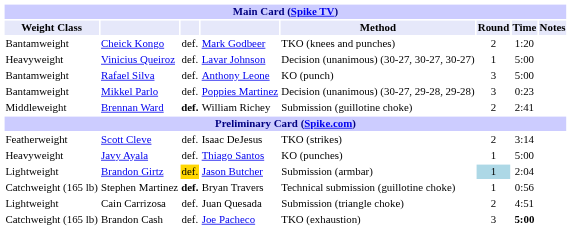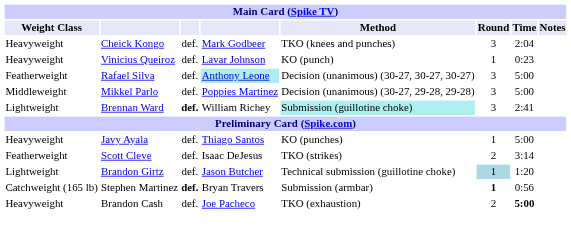(37, 43) Bantamweight -> (34, 43) Heavyweight
(493, 43) 2 -> (493, 43) 3
(524, 43) 1:20 -> (524, 43) 2:04
(378, 59) Decision (unanimous) (30-27, 30-27, 30-27) -> (307, 59) KO (punch)
(524, 59) 5:00 -> (524, 59) 0:23
(37, 75) Bantamweight -> (37, 75) Featherweight
(236, 75) no background -> (236, 75) paleturquoise background
(307, 75) KO (punch) -> (378, 75) Decision (unanimous) (30-27, 30-27, 30-27)
(37, 91) Bantamweight -> (36, 91) Middleweight
(524, 91) 0:23 -> (524, 91) 5:00
(36, 107) Middleweight -> (32, 107) Lightweight
(347, 107) no background -> (347, 107) paleturquoise background
(493, 107) 2 -> (493, 107) 3
rows swapped: (126, 139) <-> (125, 155)
(190, 171) gold background -> (190, 171) no background
(327, 171) Submission (armbar) -> (368, 171) Technical submission (guillotine choke)
(524, 171) 2:04 -> (524, 171) 1:20
(368, 187) Technical submission (guillotine choke) -> (327, 187) Submission (armbar)
(493, 187) normal -> (493, 187) bold
- row: (133, 203)
(52, 219) Catchweight (165 lb) -> (34, 203) Heavyweight
(493, 219) 3 -> (493, 203) 2
